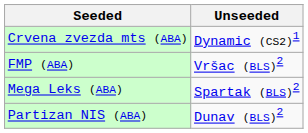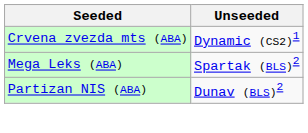- row: (41, 65)
